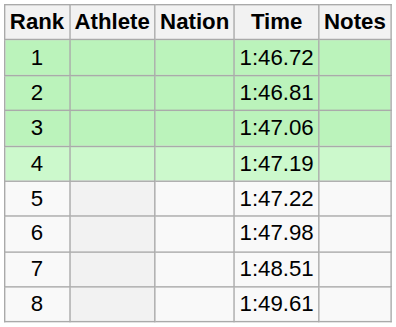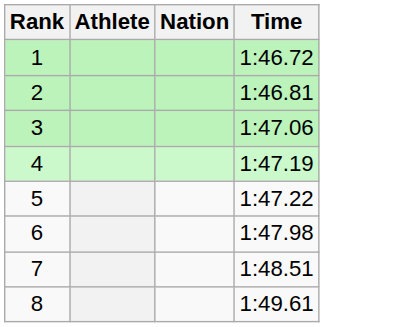- column: (355, 22)
